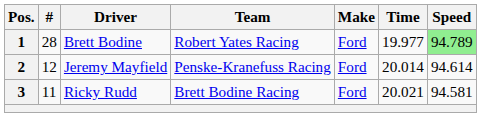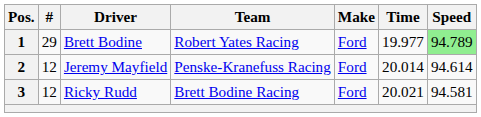(49, 42) 28 -> (49, 42) 29
(49, 92) 11 -> (49, 92) 12
